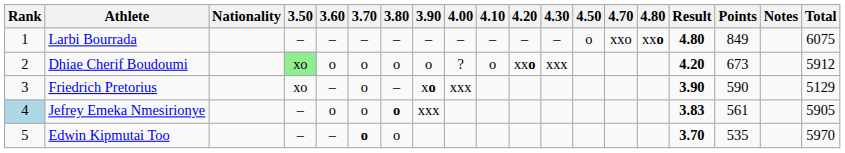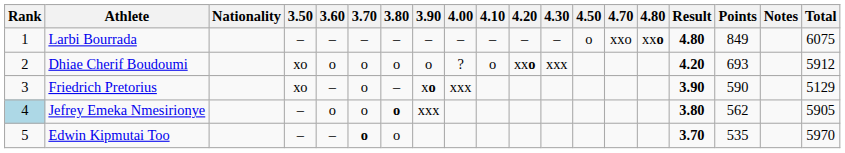(300, 63) lightgreen background -> (300, 63) no background
(738, 63) 673 -> (738, 63) 693
(692, 111) 3.83 -> (692, 111) 3.80
(738, 111) 561 -> (738, 111) 562
